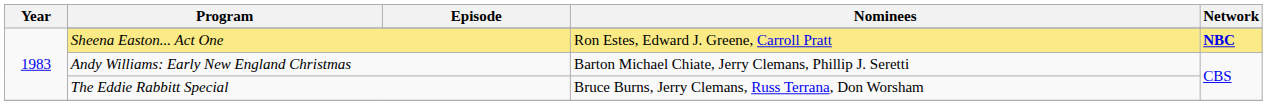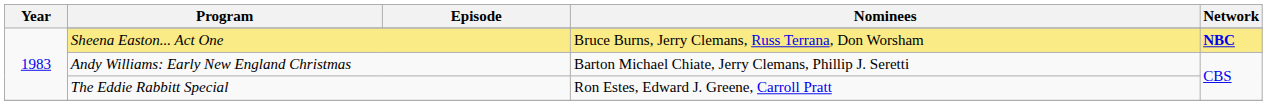(703, 40) Ron Estes, Edward J. Greene, Carroll Pratt -> (749, 40) Bruce Burns, Jerry Clemans, Russ Terrana, Don Worsham
(749, 87) Bruce Burns, Jerry Clemans, Russ Terrana, Don Worsham -> (703, 87) Ron Estes, Edward J. Greene, Carroll Pratt
